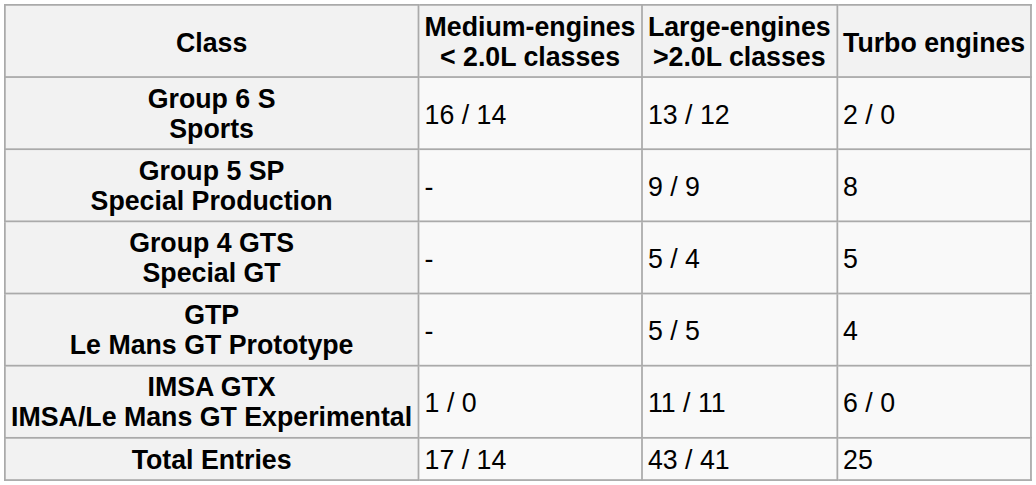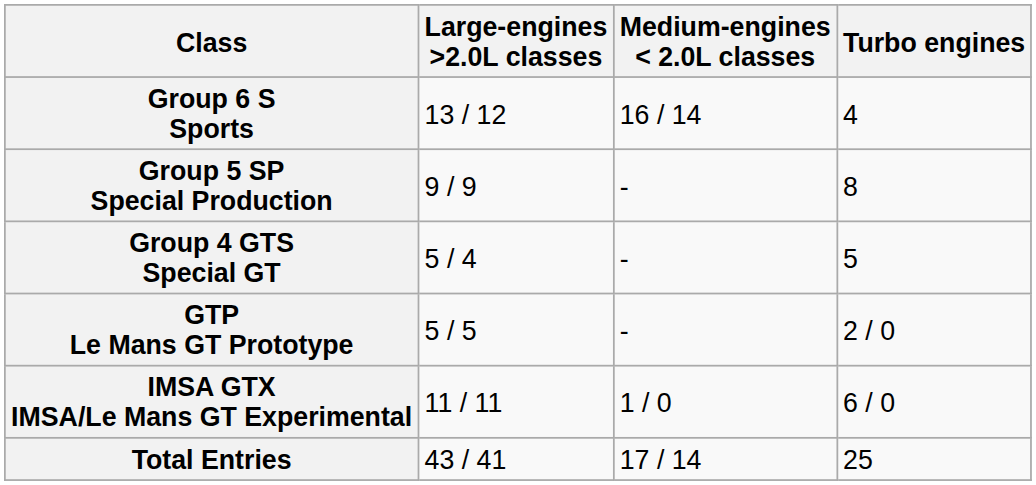columns swapped: (739, 41) <-> (530, 41)
(869, 113) 2 / 0 -> (850, 113) 4
(850, 330) 4 -> (869, 330) 2 / 0
